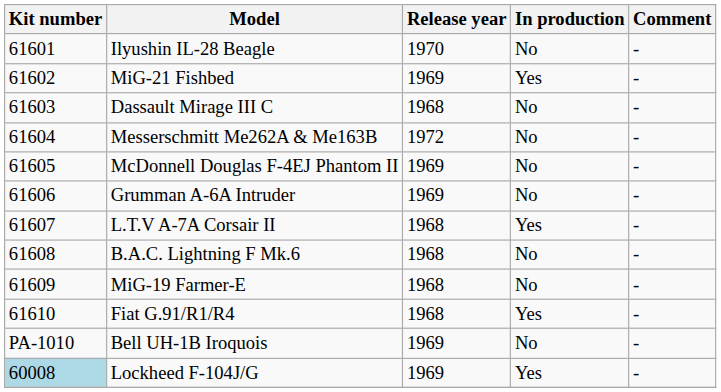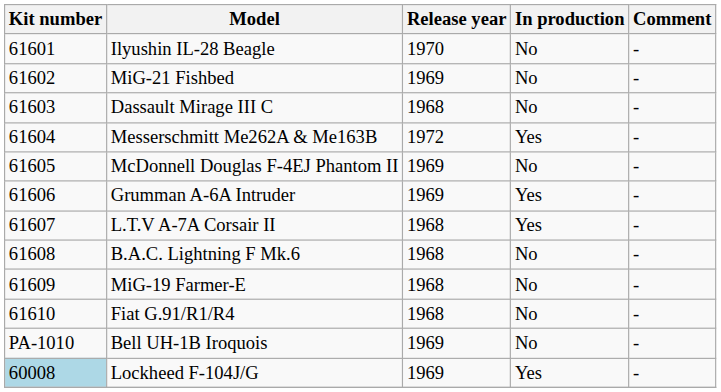(528, 78) Yes -> (526, 78) No
(526, 136) No -> (528, 136) Yes
(526, 195) No -> (528, 195) Yes
(528, 313) Yes -> (526, 313) No
